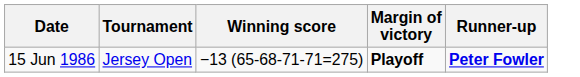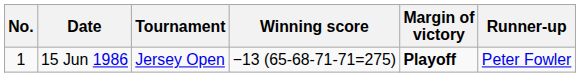+ column: (21, 26)
(496, 60) bold -> (527, 60) normal
